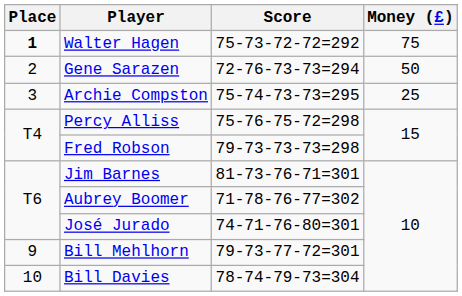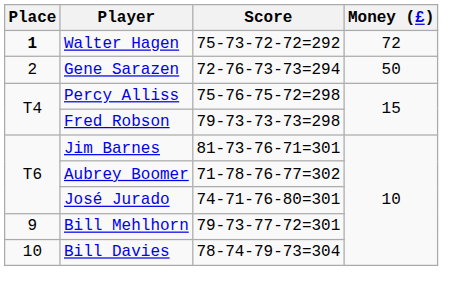(410, 44) 75 -> (391, 44) 72
- row: (136, 96)
